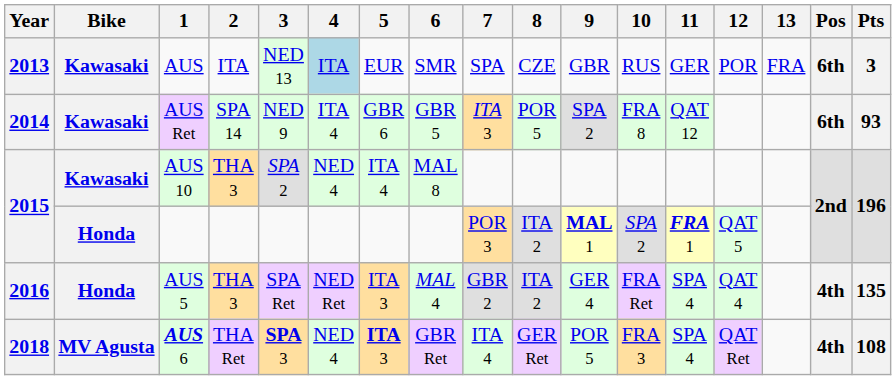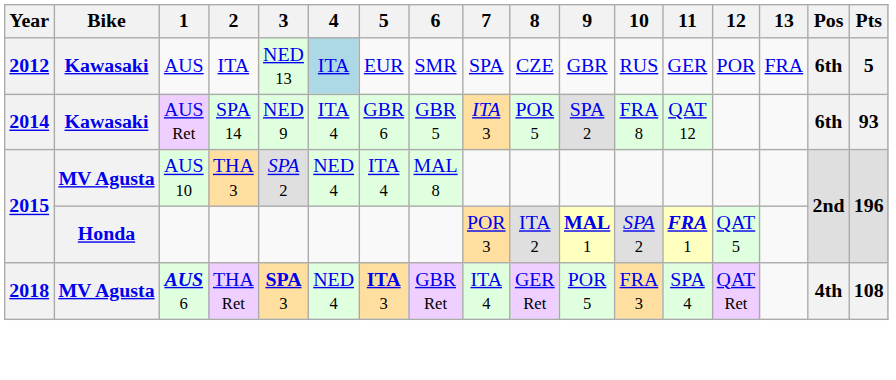(29, 65) 2013 -> (29, 65) 2012
(871, 65) 3 -> (869, 65) 5
(106, 178) Kawasaki -> (106, 178) MV Agusta
- row: (184, 290)
